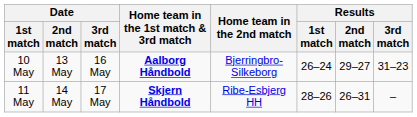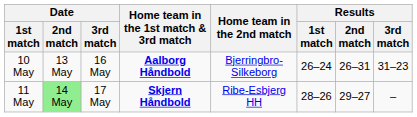(355, 66) 29–27 -> (355, 66) 26–31
(62, 96) no background -> (62, 96) lightgreen background
(355, 96) 26–31 -> (355, 96) 29–27
